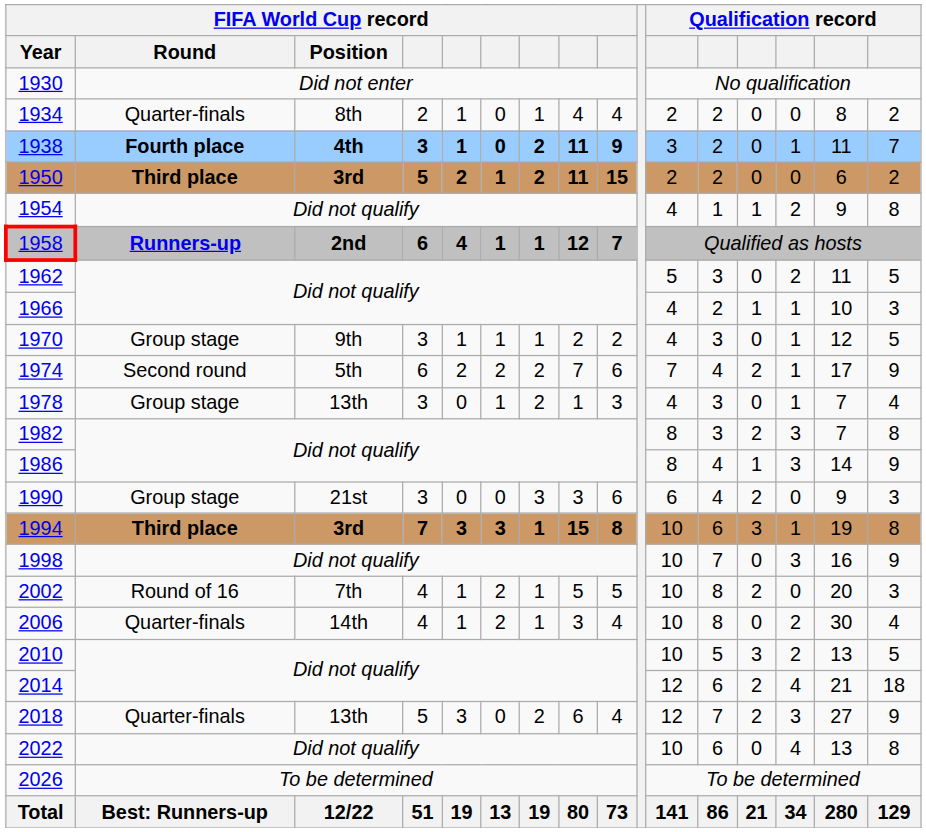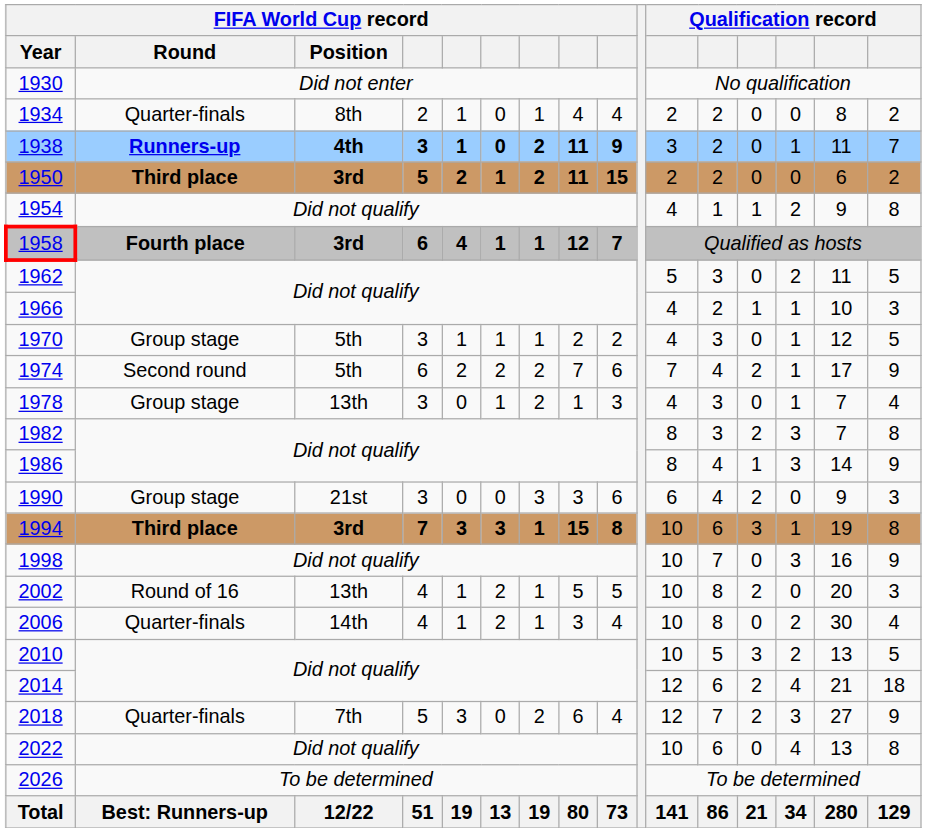(185, 146) Fourth place -> (185, 146) Runners-up
(185, 242) Runners-up -> (185, 242) Fourth place
(349, 242) 2nd -> (349, 242) 3rd
(349, 339) 9th -> (349, 339) 5th
(349, 591) 7th -> (349, 591) 13th
(349, 717) 13th -> (349, 717) 7th
